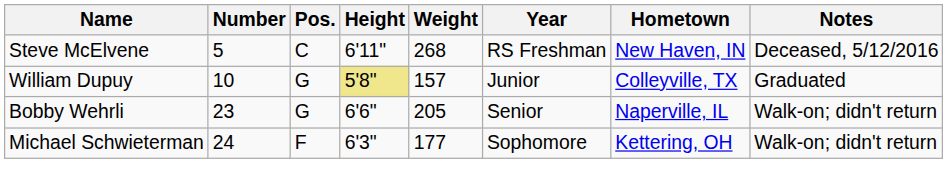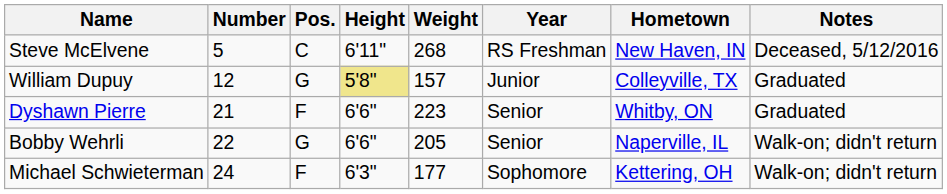(224, 81) 10 -> (224, 81) 12
+ row: (77, 111)
(224, 111) 23 -> (224, 142) 22
